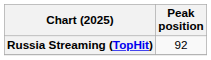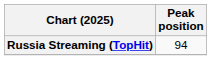(181, 45) 92 -> (181, 45) 94
